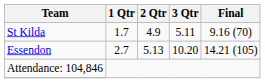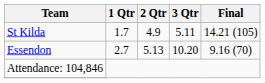(231, 31) 9.16 (70) -> (231, 31) 14.21 (105)
(231, 50) 14.21 (105) -> (231, 50) 9.16 (70)
